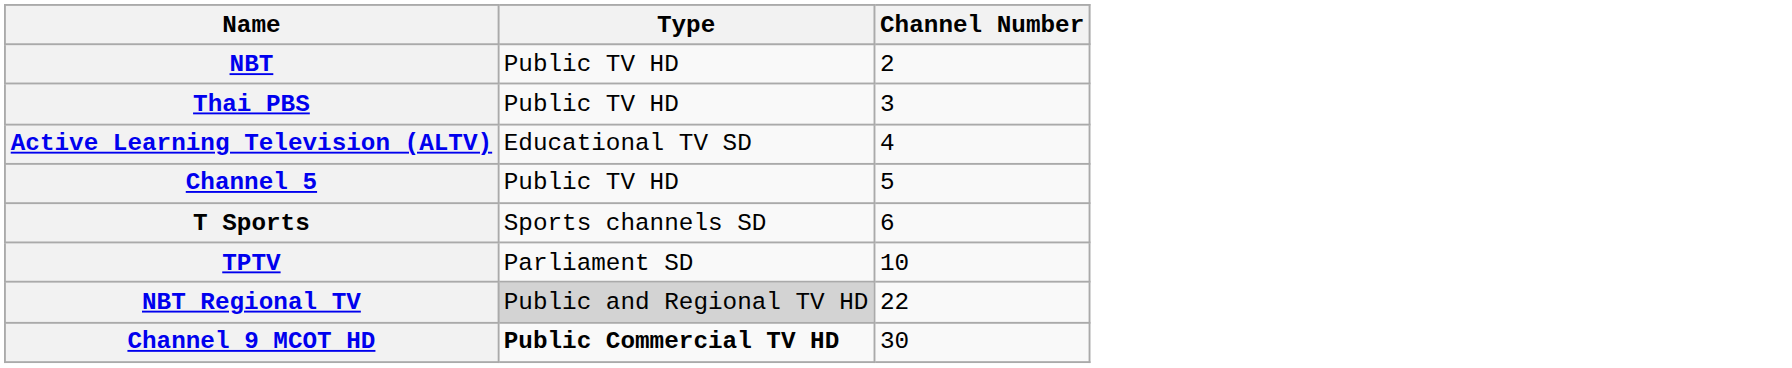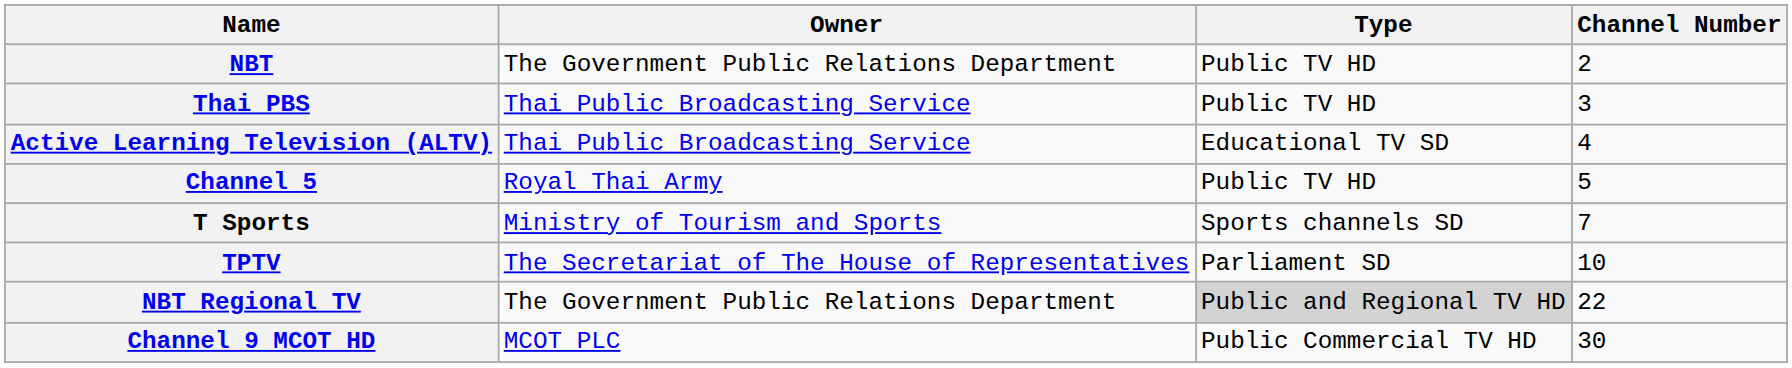+ column: (847, 25)
(887, 223) 6 -> (1585, 223) 7
(672, 342) bold -> (1369, 342) normal
